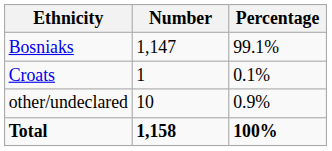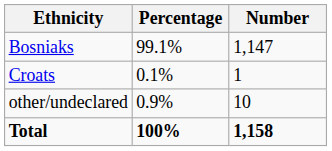columns swapped: (181, 18) <-> (278, 18)
